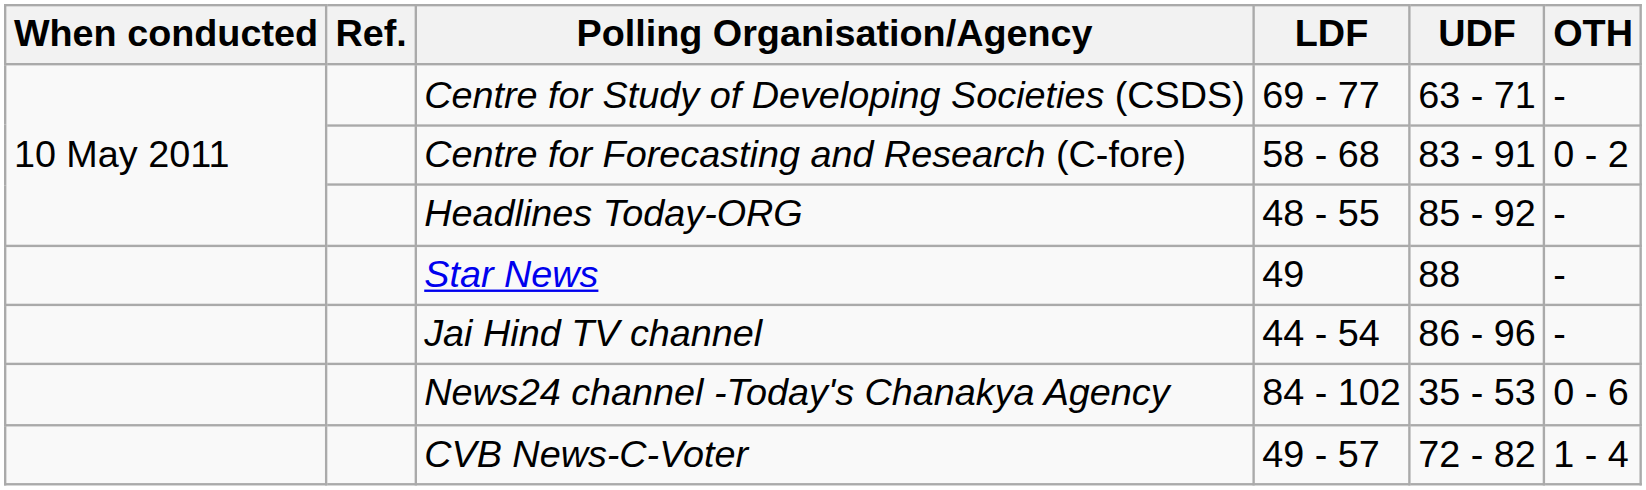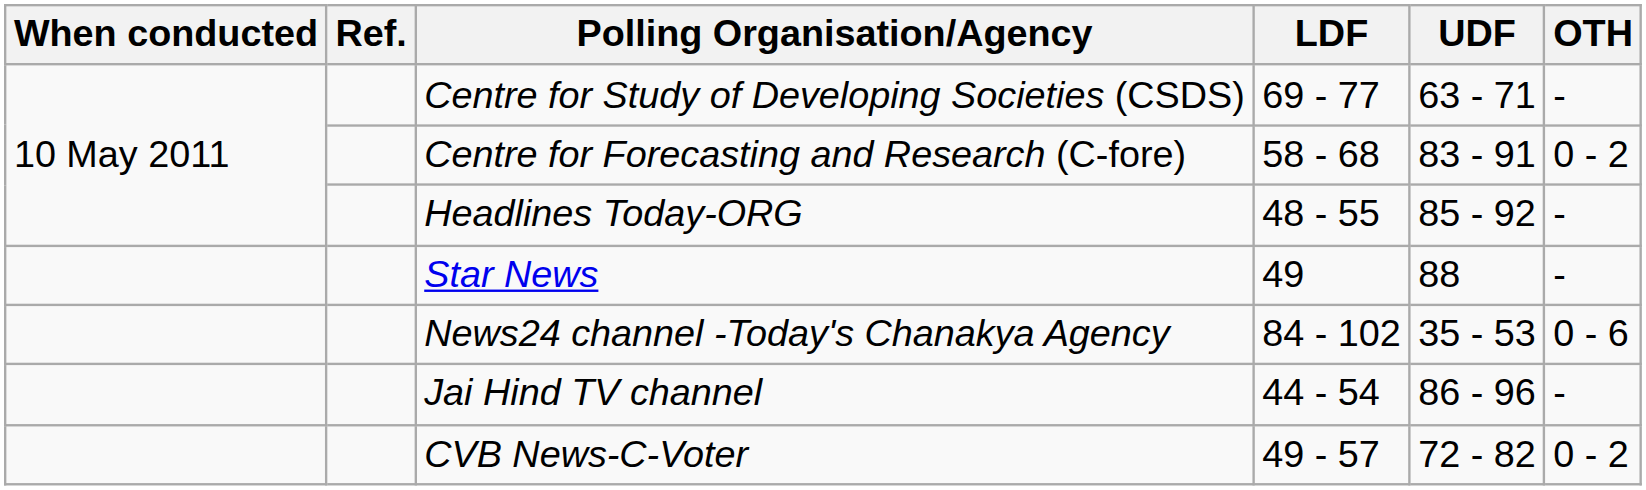rows swapped: (593, 333) <-> (797, 393)
(1591, 453) 1 - 4 -> (1591, 453) 0 - 2
